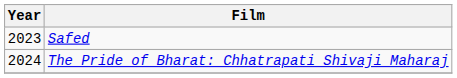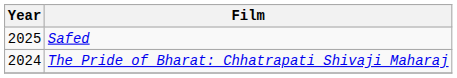(25, 39) 2023 -> (25, 39) 2025
